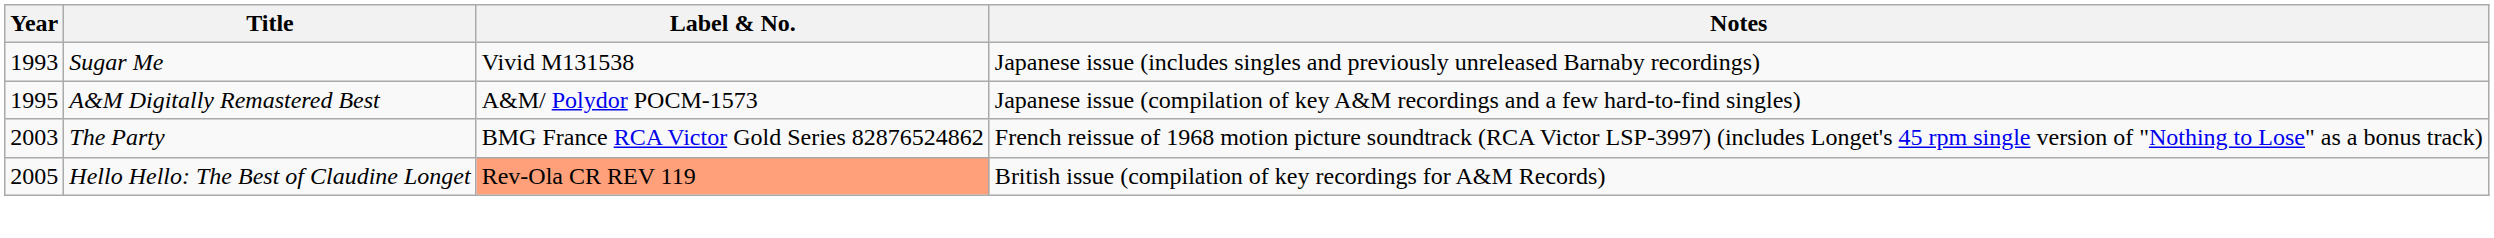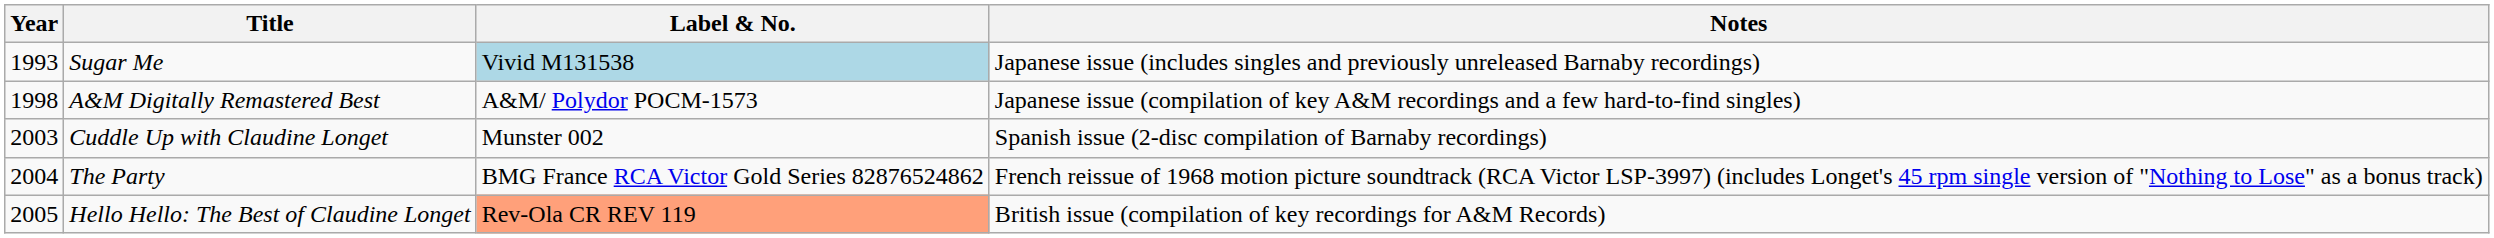(558, 61) no background -> (558, 61) lightblue background
(34, 99) 1995 -> (34, 99) 1998
+ row: (229, 137)
(34, 137) 2003 -> (34, 175) 2004
